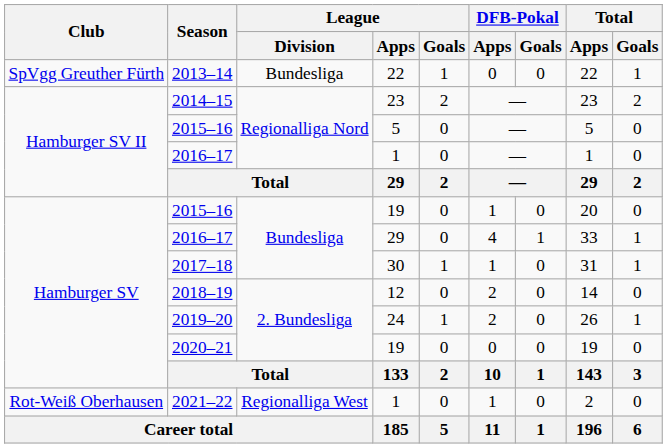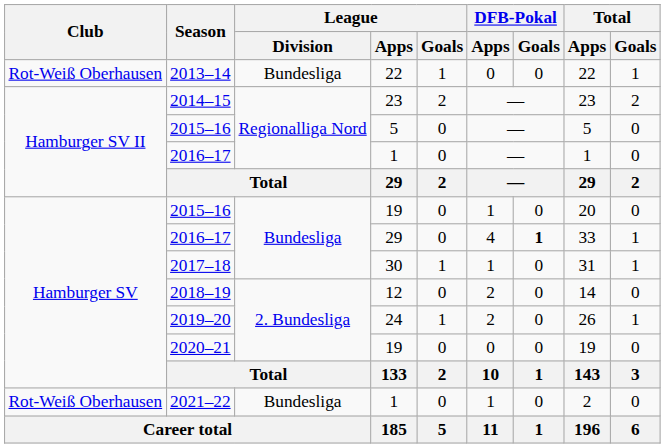(86, 73) SpVgg Greuther Fürth -> (85, 73) Rot-Weiß Oberhausen
(541, 237) normal -> (539, 237) bold
(304, 401) Regionalliga West -> (303, 401) Bundesliga
